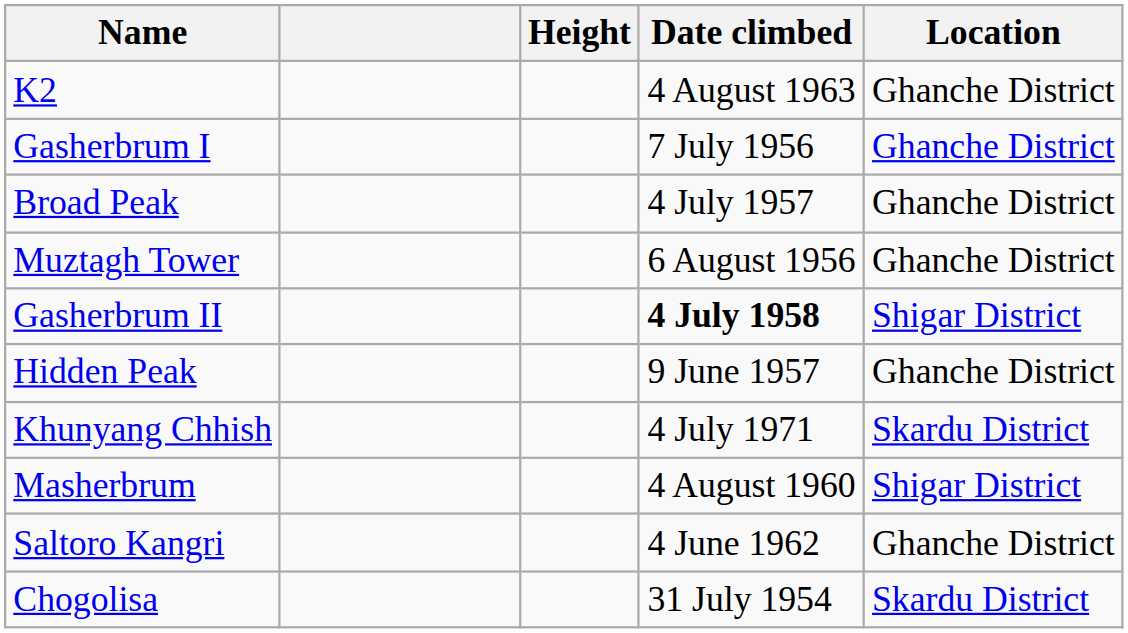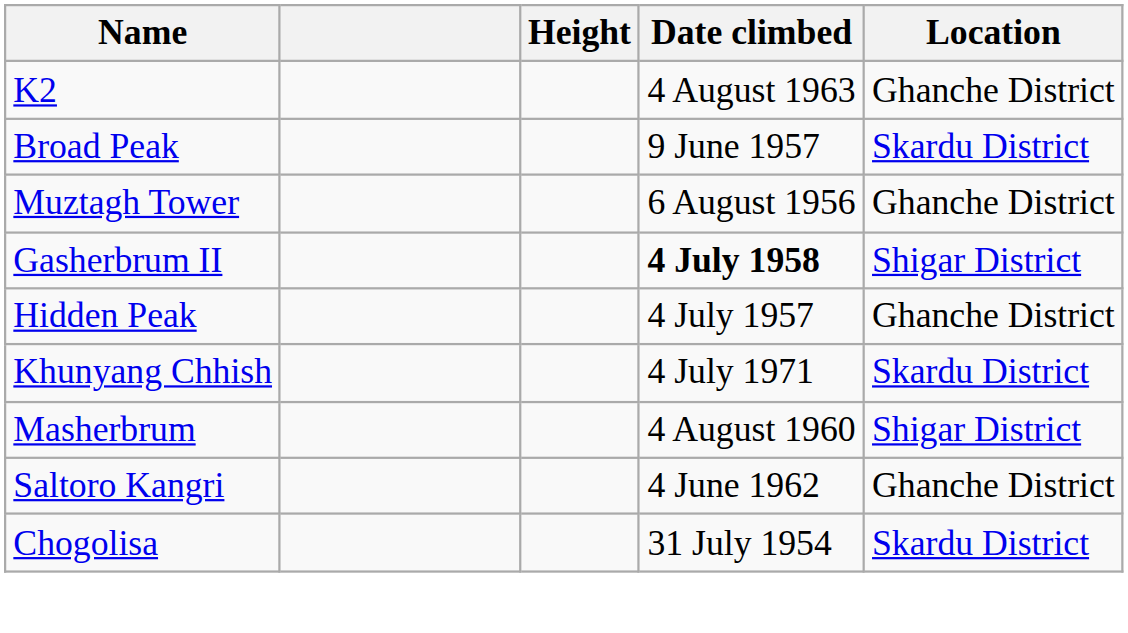- row: (112, 145)
(731, 202) 4 July 1957 -> (734, 145) 9 June 1957
(993, 202) Ghanche District -> (981, 145) Skardu District
(734, 372) 9 June 1957 -> (731, 315) 4 July 1957
